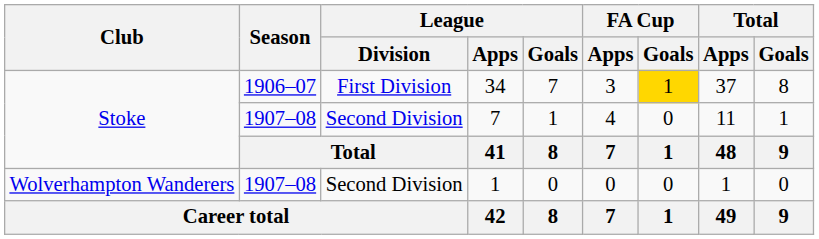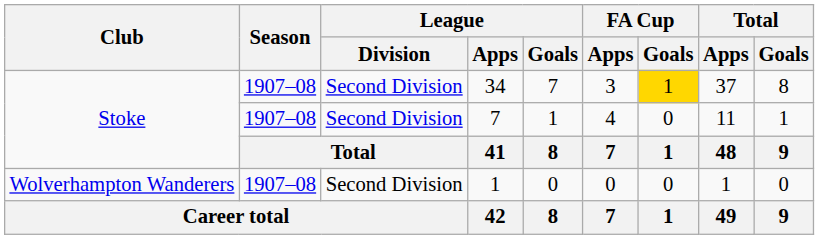(280, 86) 1906–07 -> (280, 86) 1907–08
(394, 86) First Division -> (394, 86) Second Division
